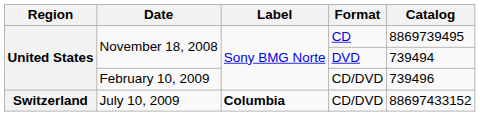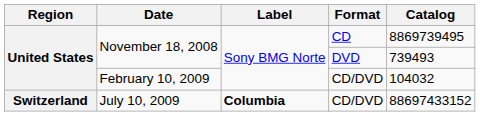(412, 57) 739494 -> (412, 57) 739493
(412, 79) 739496 -> (412, 79) 104032
